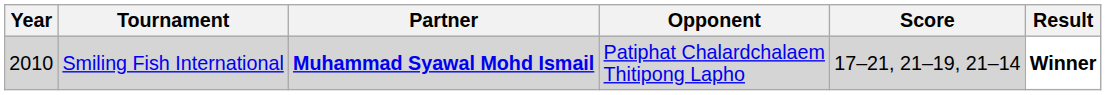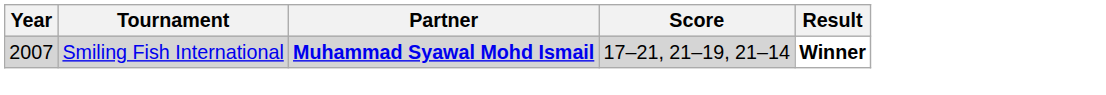- column: (714, 21)
(31, 63) 2010 -> (31, 52) 2007
